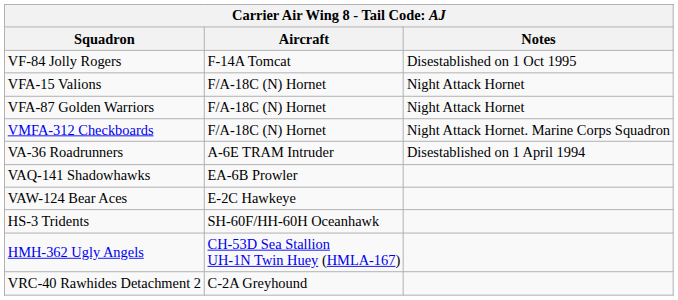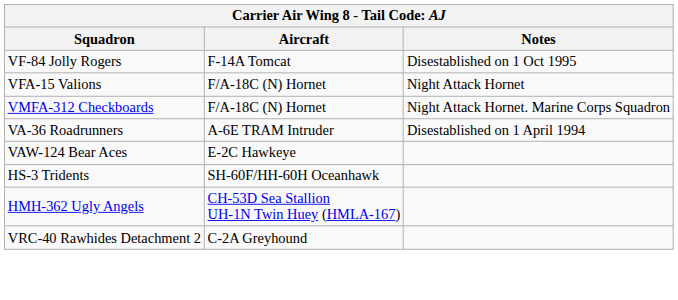- row: (81, 107)
- row: (79, 175)
